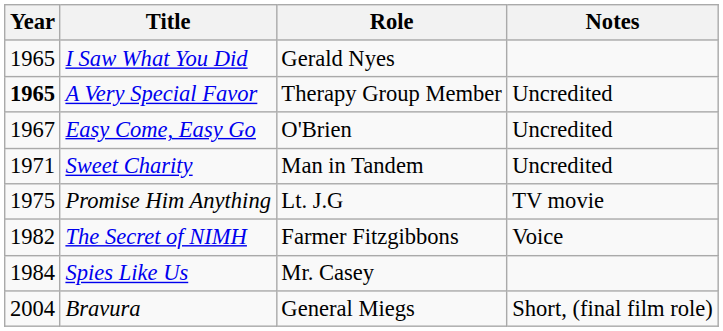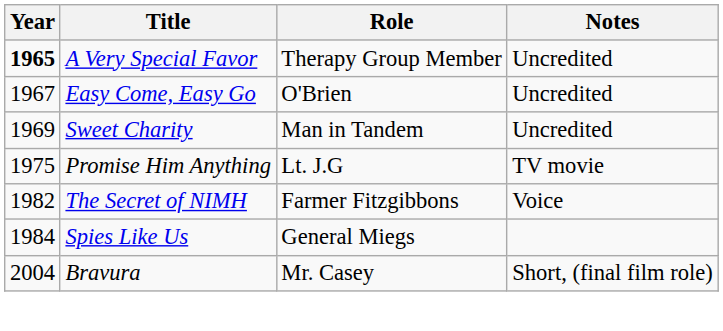- row: (157, 58)
(32, 165) 1971 -> (32, 129) 1969
(328, 272) Mr. Casey -> (348, 237) General Miegs
(348, 308) General Miegs -> (328, 272) Mr. Casey
